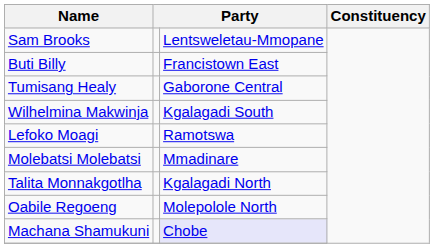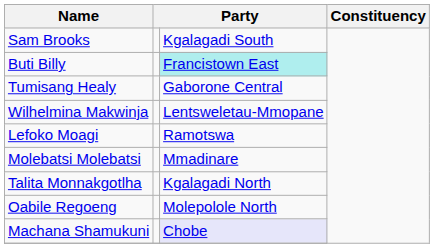(243, 40) Lentsweletau-Mmopane -> (218, 40) Kgalagadi South
(221, 64) no background -> (221, 64) paleturquoise background
(218, 111) Kgalagadi South -> (243, 111) Lentsweletau-Mmopane
